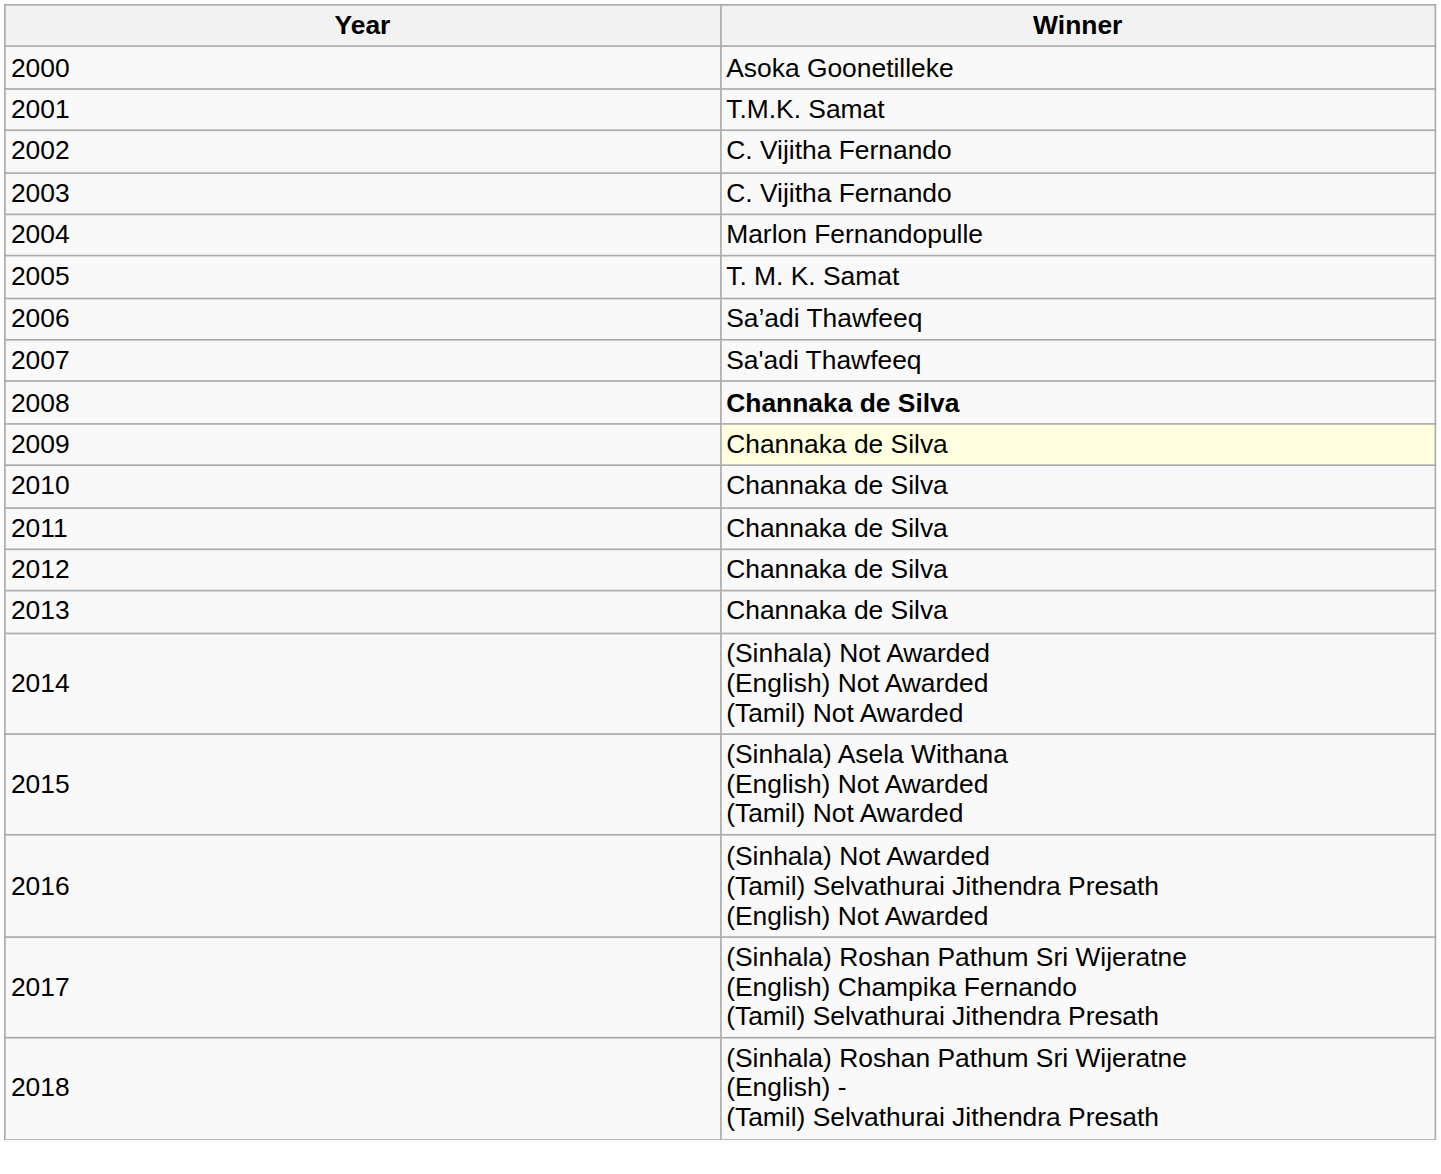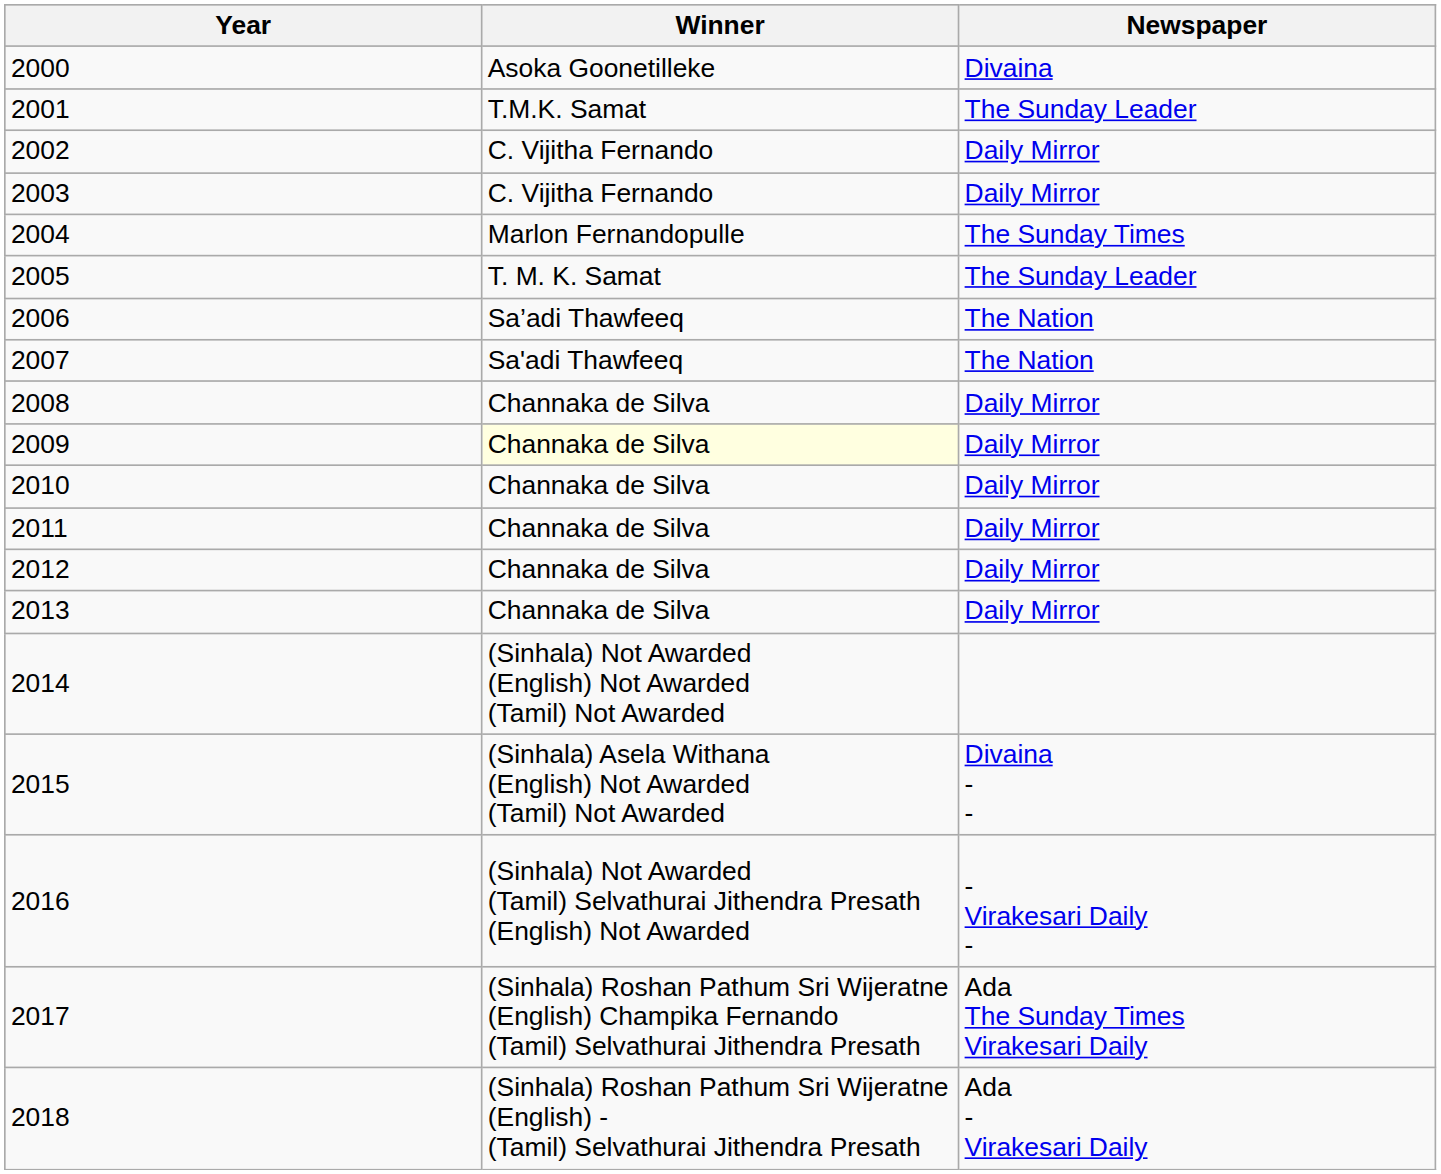+ column: (1197, 25)
(843, 402) bold -> (599, 402) normal
